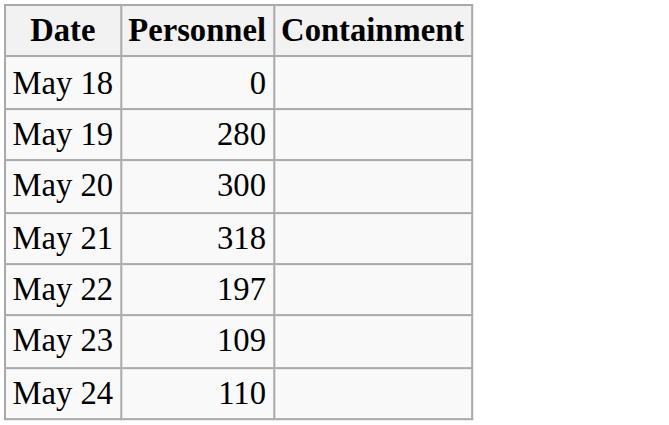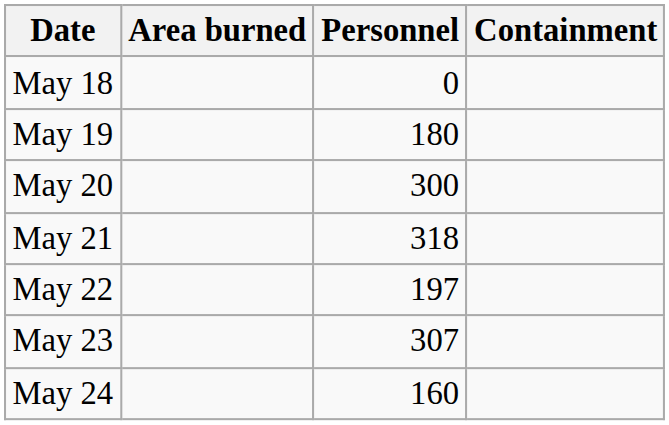+ column: (217, 30)
(242, 133) 280 -> (435, 133) 180
(242, 340) 109 -> (435, 340) 307
(242, 392) 110 -> (435, 392) 160
